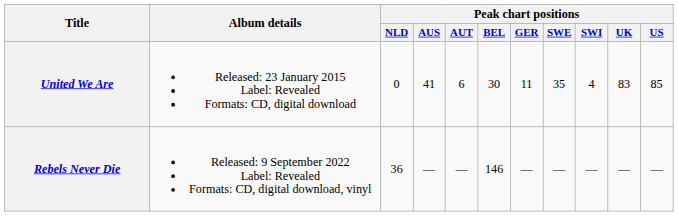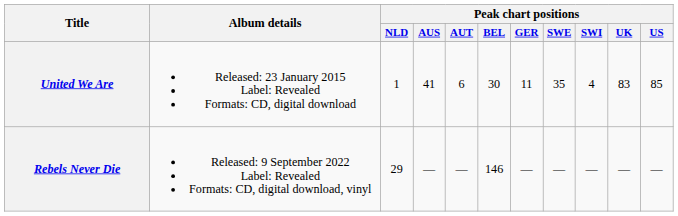(397, 84) 0 -> (397, 84) 1
(397, 168) 36 -> (397, 168) 29
